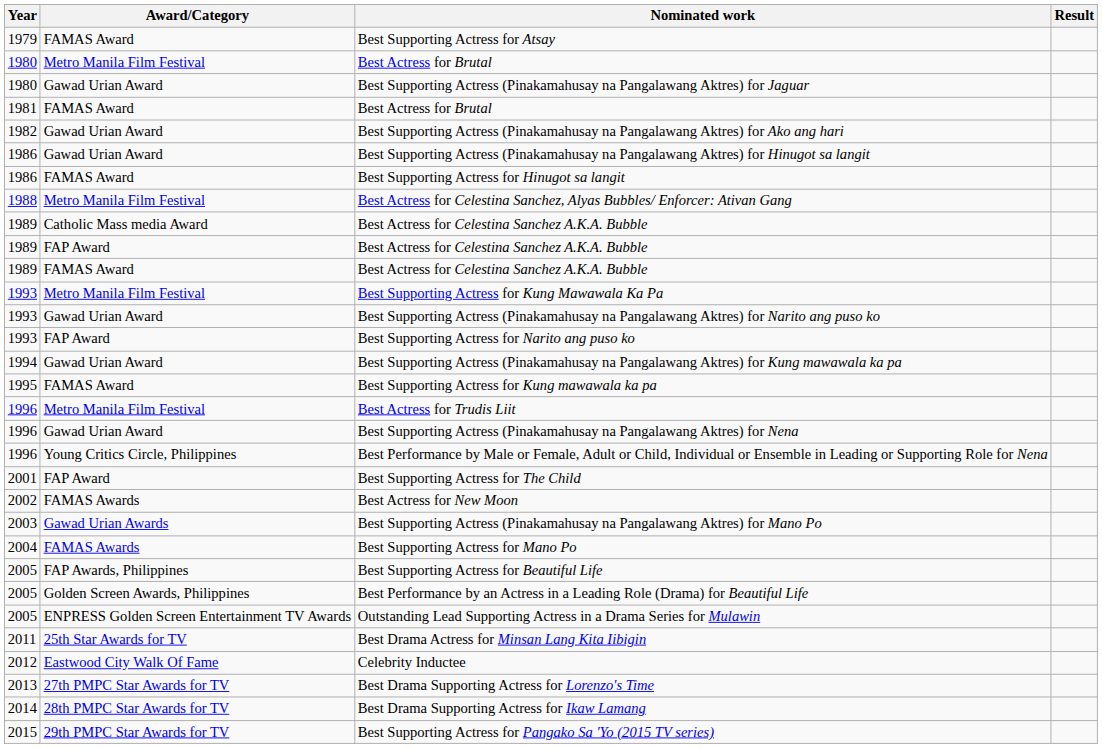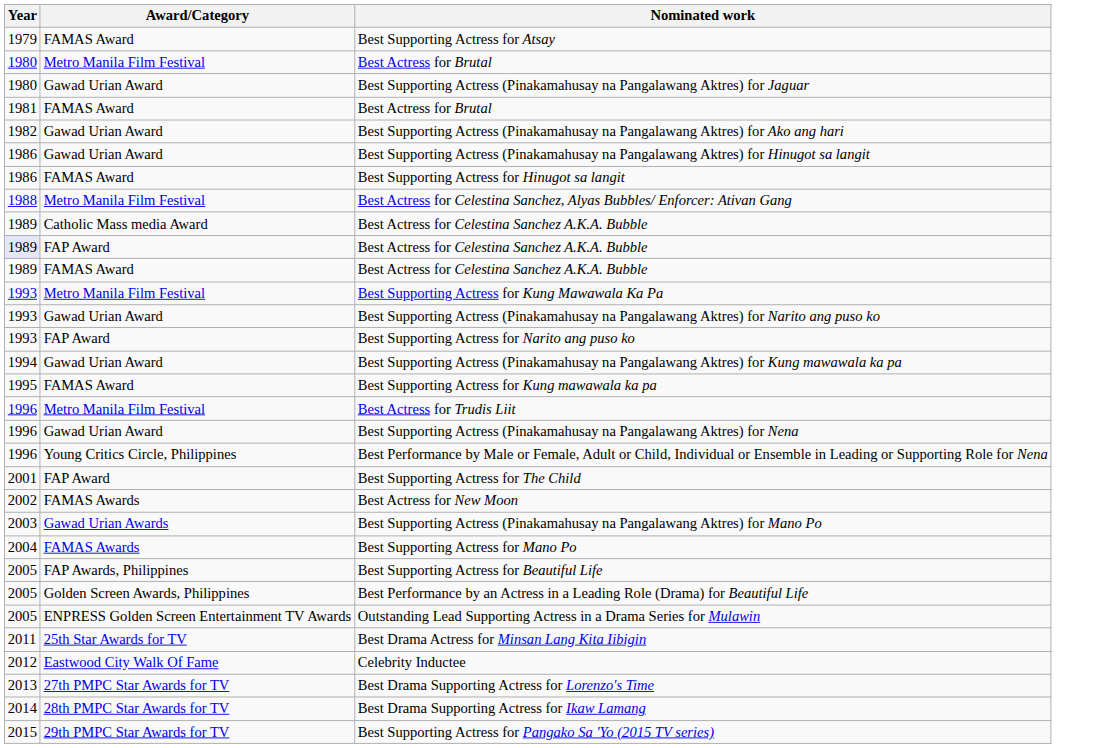- column: (1074, 16)
(22, 246) no background -> (22, 246) lavender background
